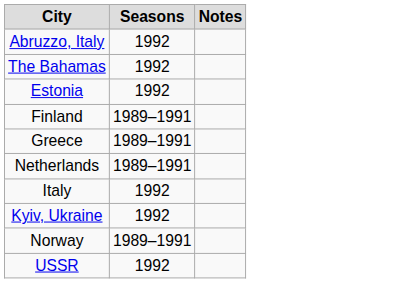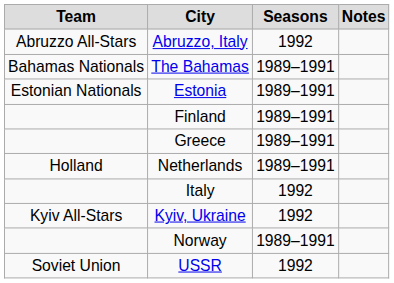+ column: (76, 16)
(152, 66) 1992 -> (295, 66) 1989–1991
(152, 91) 1992 -> (295, 91) 1989–1991
